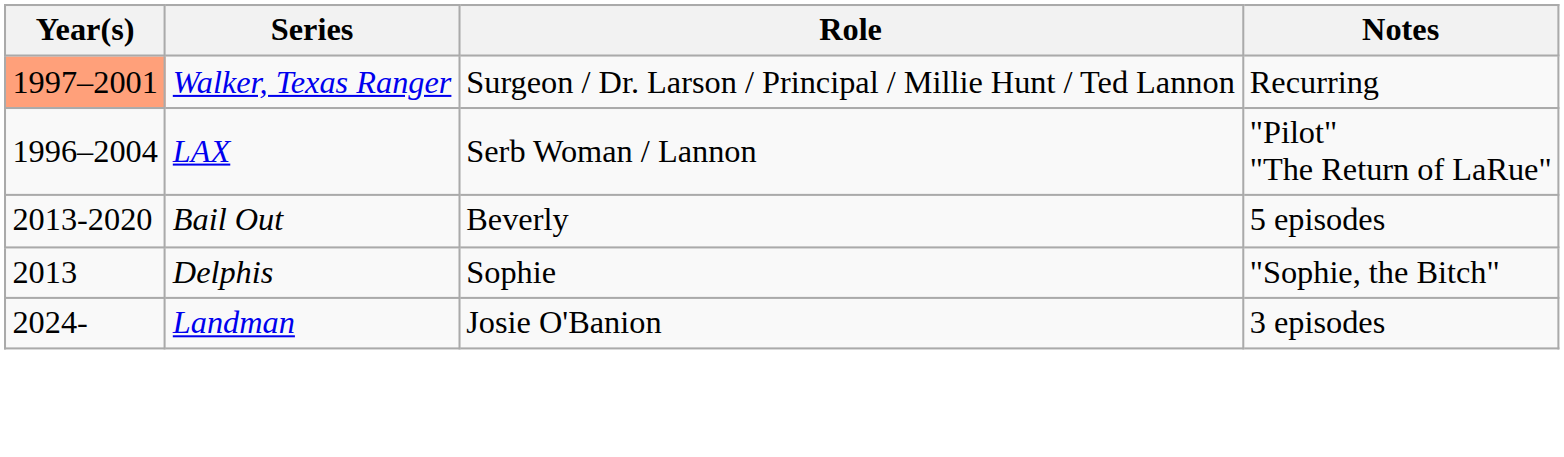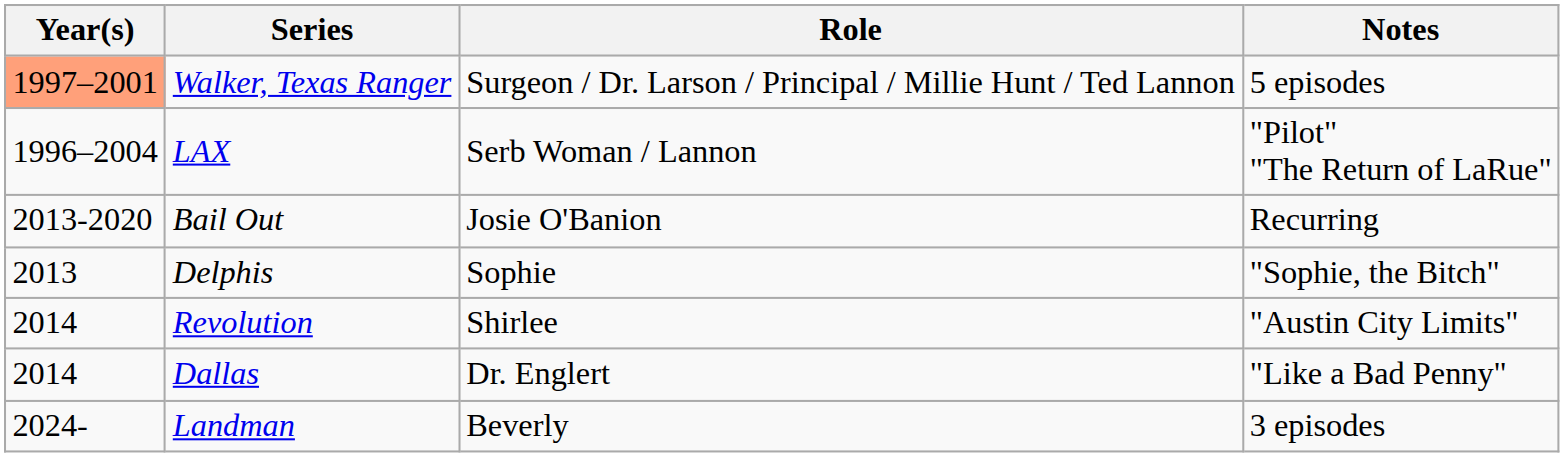(1314, 81) Recurring -> (1318, 81) 5 episodes
(517, 220) Beverly -> (564, 220) Josie O'Banion
(1318, 220) 5 episodes -> (1314, 220) Recurring
+ row: (243, 322)
+ row: (216, 374)
(564, 322) Josie O'Banion -> (517, 425) Beverly
